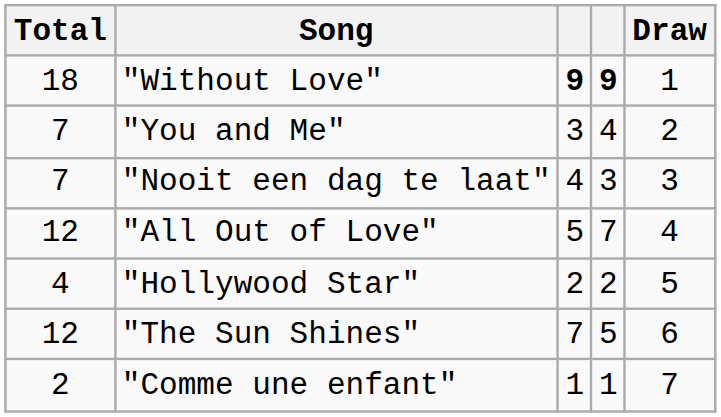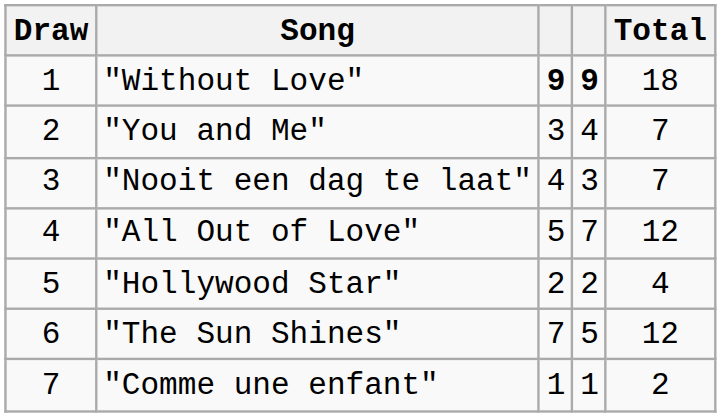columns swapped: (670, 31) <-> (60, 31)
